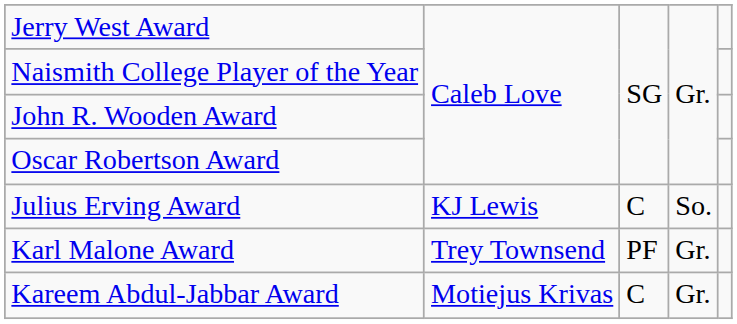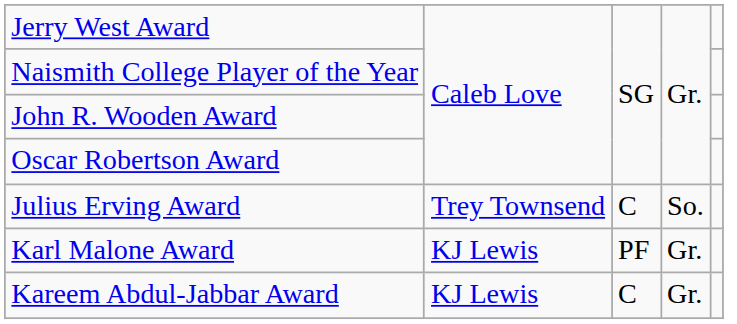(485, 205) KJ Lewis -> (518, 205) Trey Townsend
(518, 250) Trey Townsend -> (485, 250) KJ Lewis
(522, 294) Motiejus Krivas -> (485, 294) KJ Lewis
